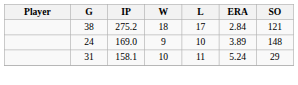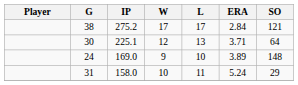(163, 27) 18 -> (163, 27) 17
+ row: (89, 42)
(126, 57) 158.1 -> (126, 73) 158.0
